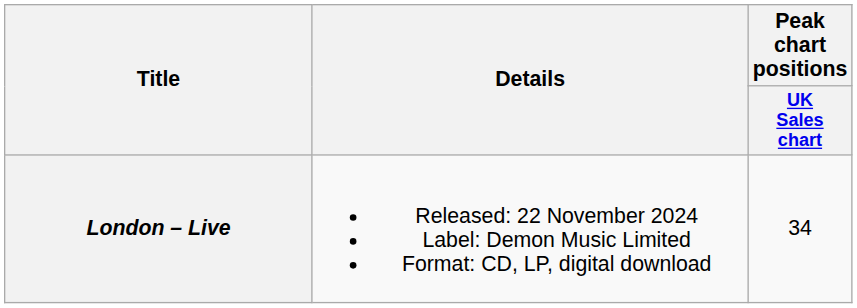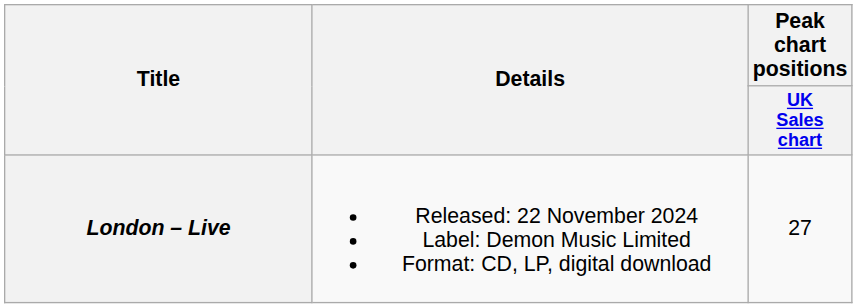(800, 228) 34 -> (800, 228) 27
